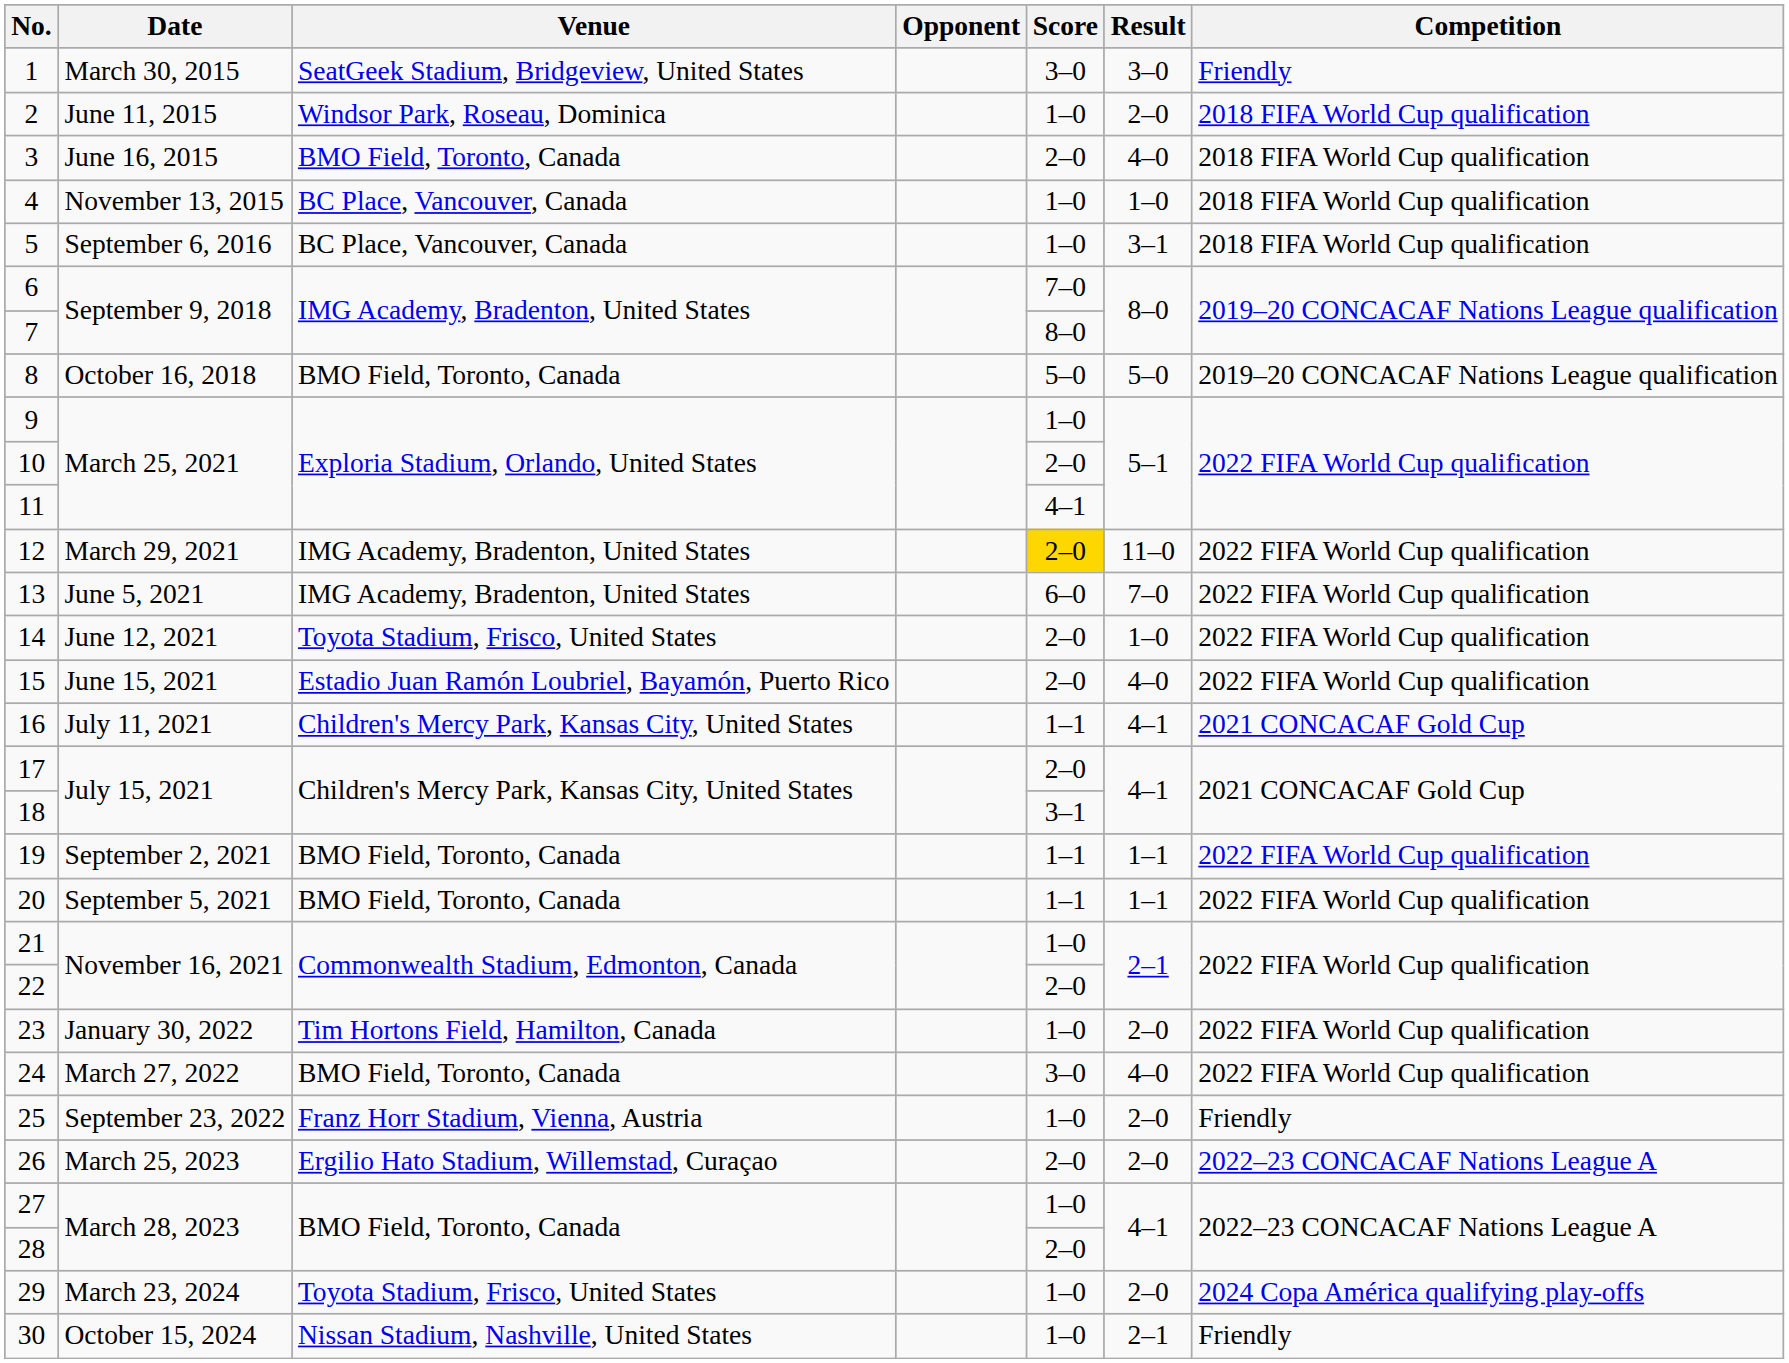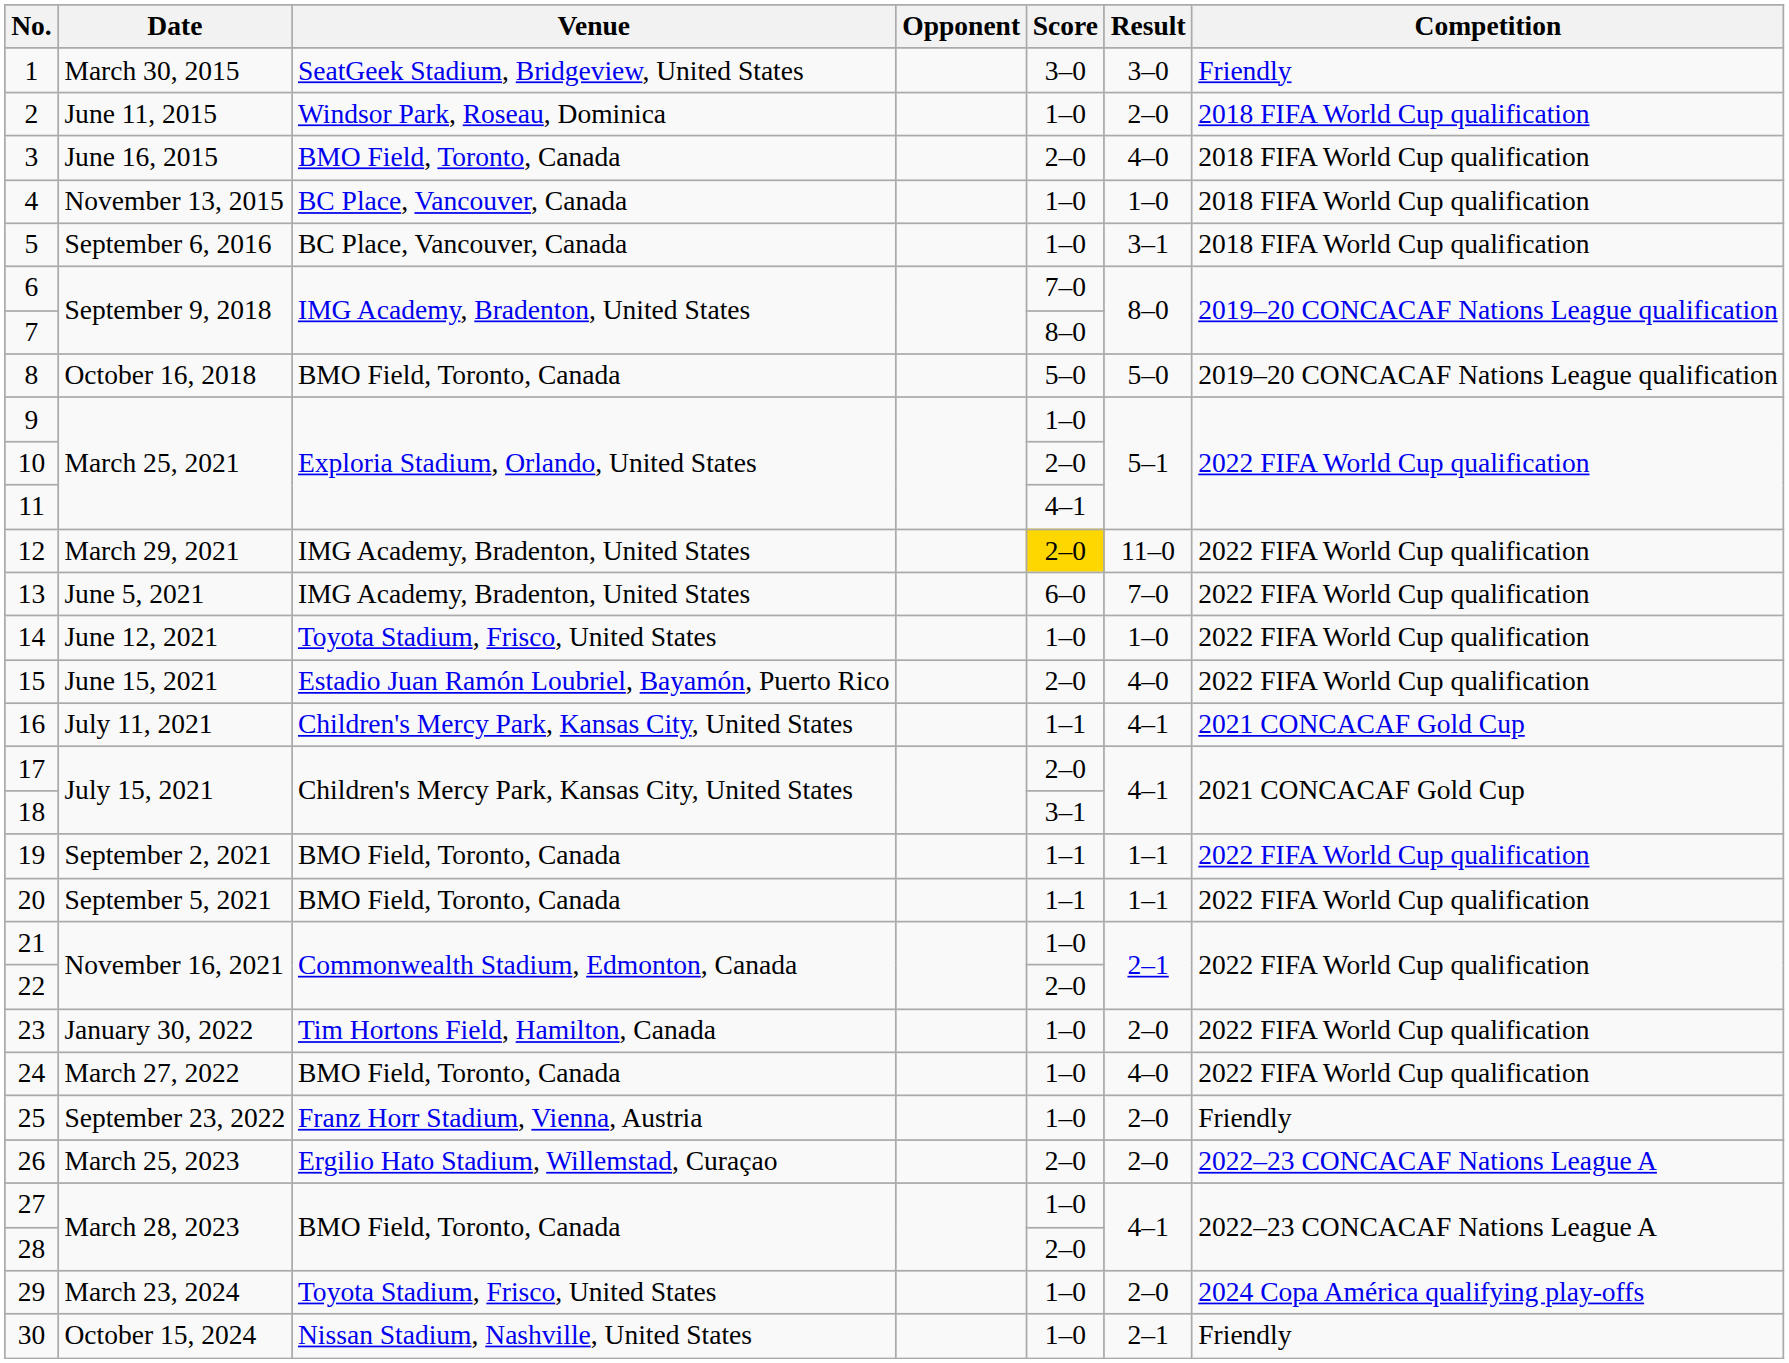(1065, 637) 2–0 -> (1065, 637) 1–0
(1065, 1073) 3–0 -> (1065, 1073) 1–0
